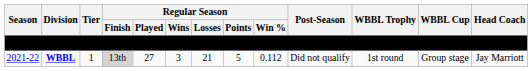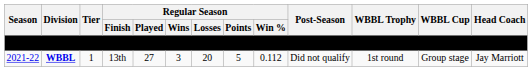(117, 58) lightgrey background -> (117, 58) no background
(207, 58) 21 -> (207, 58) 20
